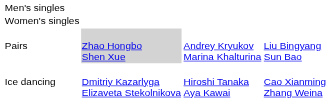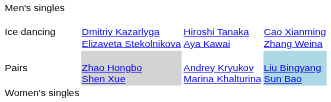rows swapped: (42, 21) <-> (30, 82)
(292, 51) no background -> (292, 73) lightblue background
